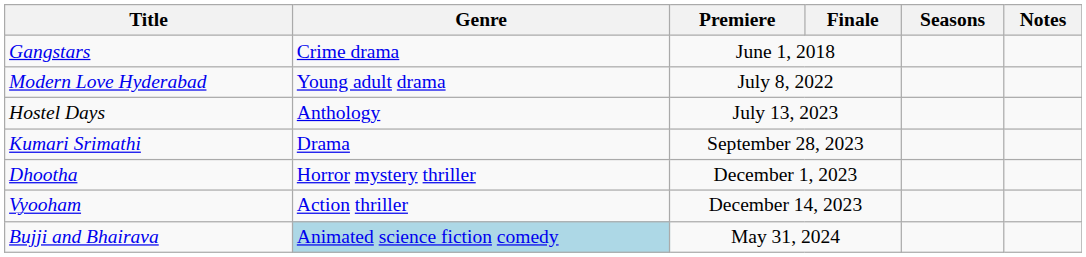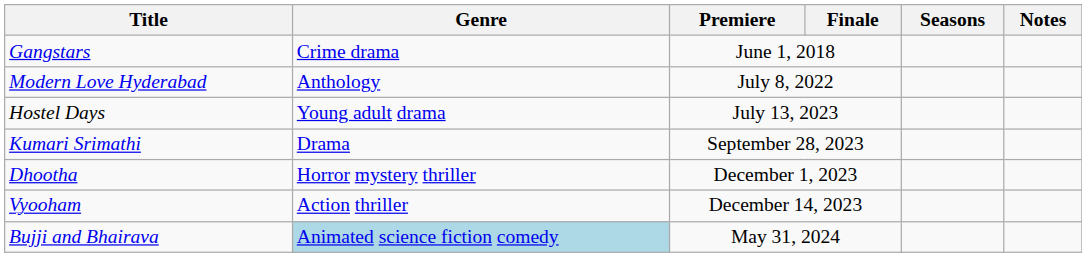(371, 81) Young adult drama -> (339, 81) Anthology
(339, 112) Anthology -> (371, 112) Young adult drama
